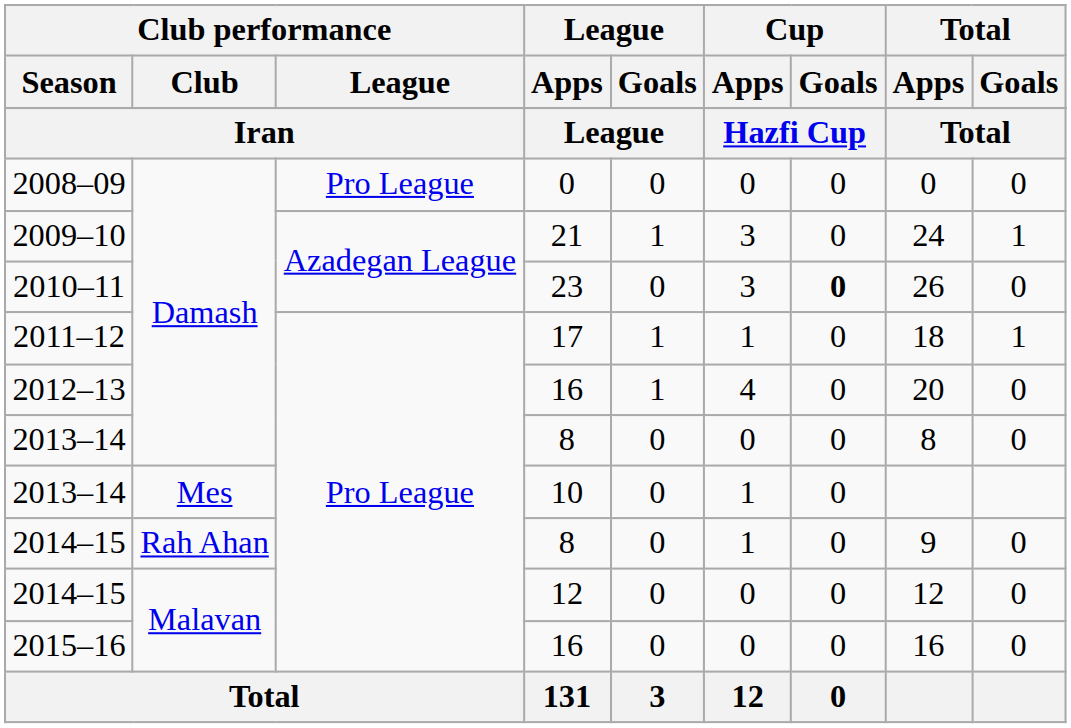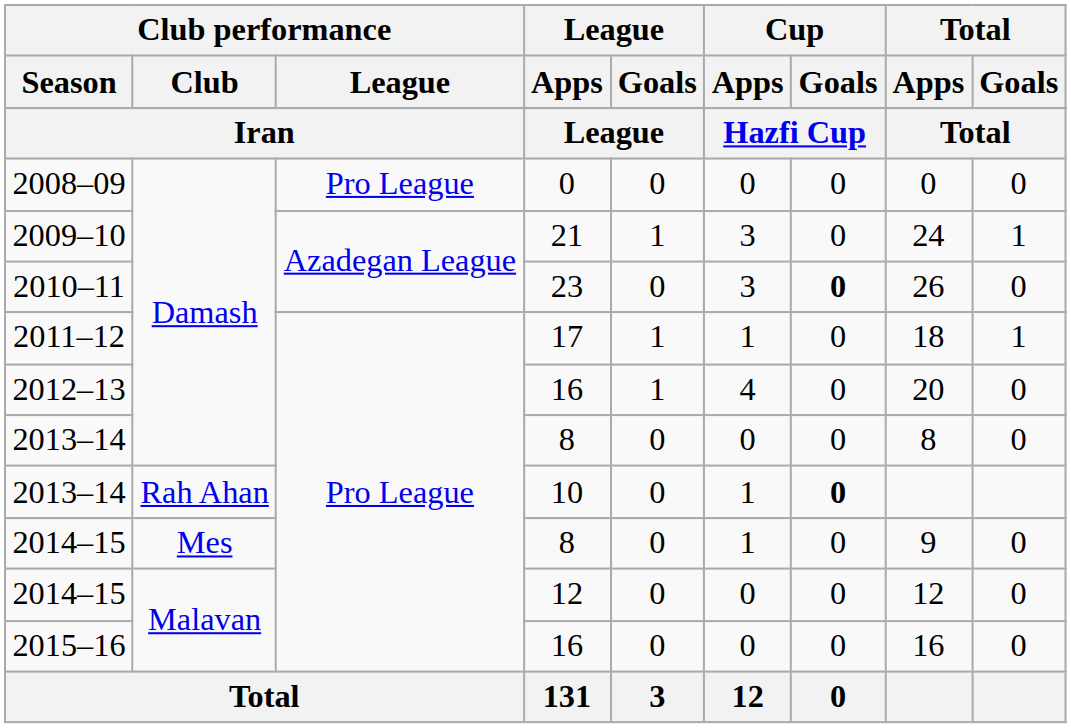(205, 491) Mes -> (205, 491) Rah Ahan
(838, 491) normal -> (838, 491) bold
(205, 542) Rah Ahan -> (205, 542) Mes
